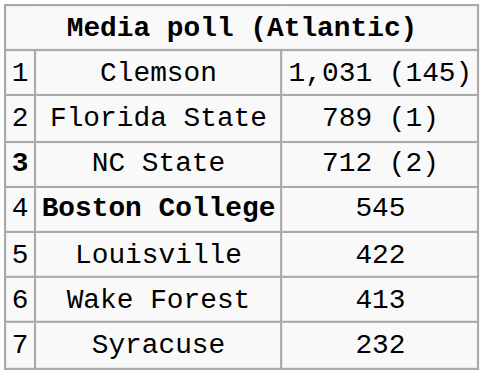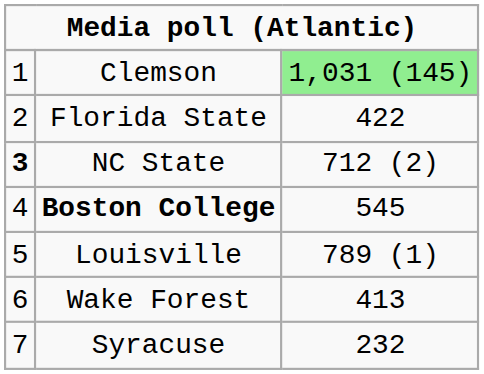(380, 73) no background -> (380, 73) lightgreen background
(380, 118) 789 (1) -> (380, 118) 422
(380, 254) 422 -> (380, 254) 789 (1)
